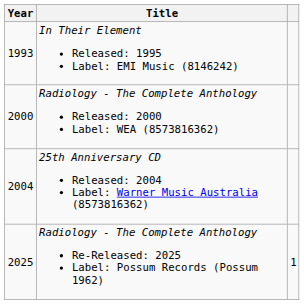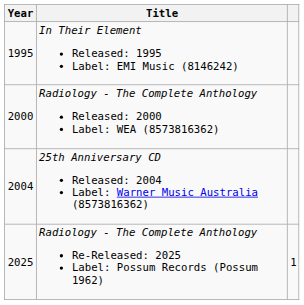(20, 53) 1993 -> (20, 53) 1995
